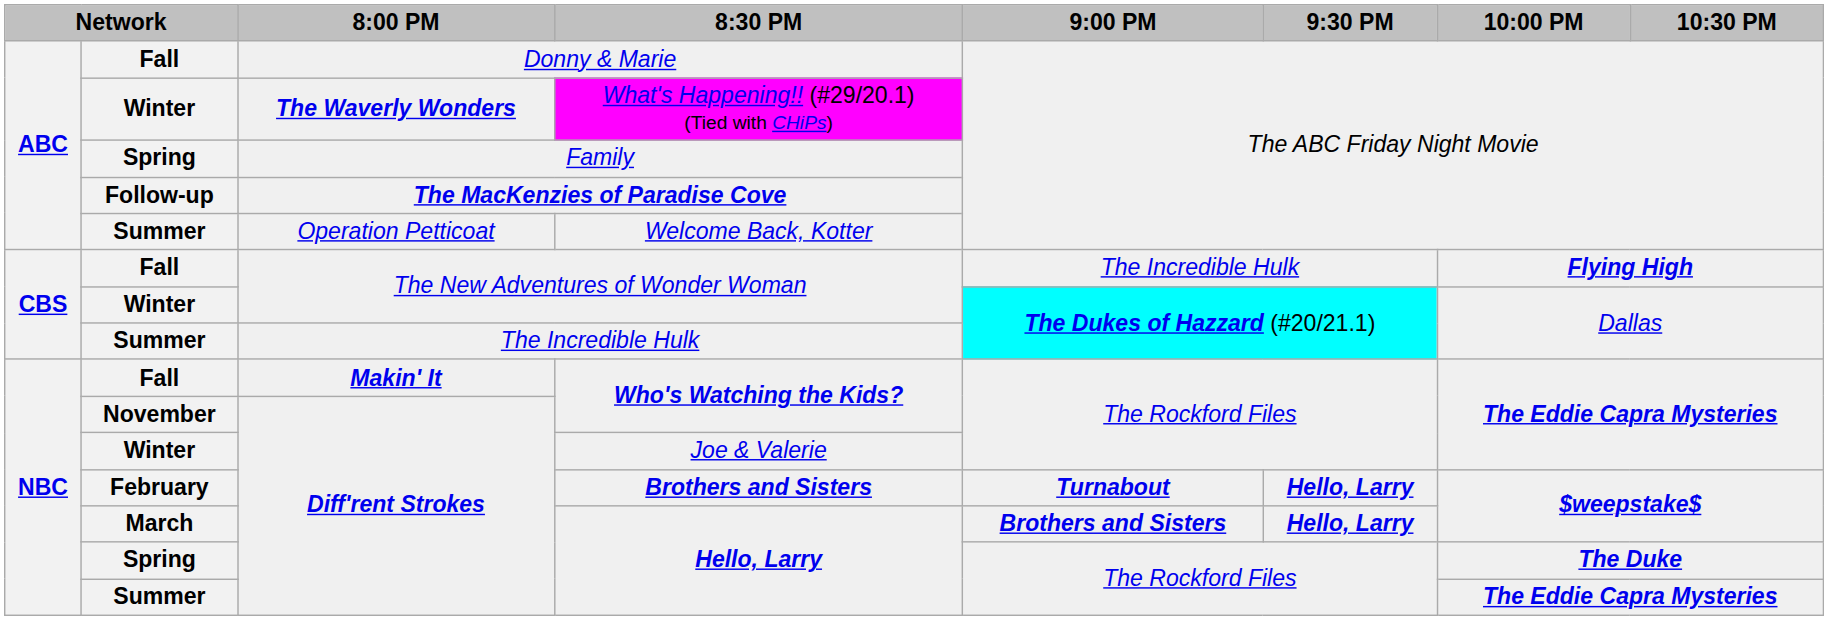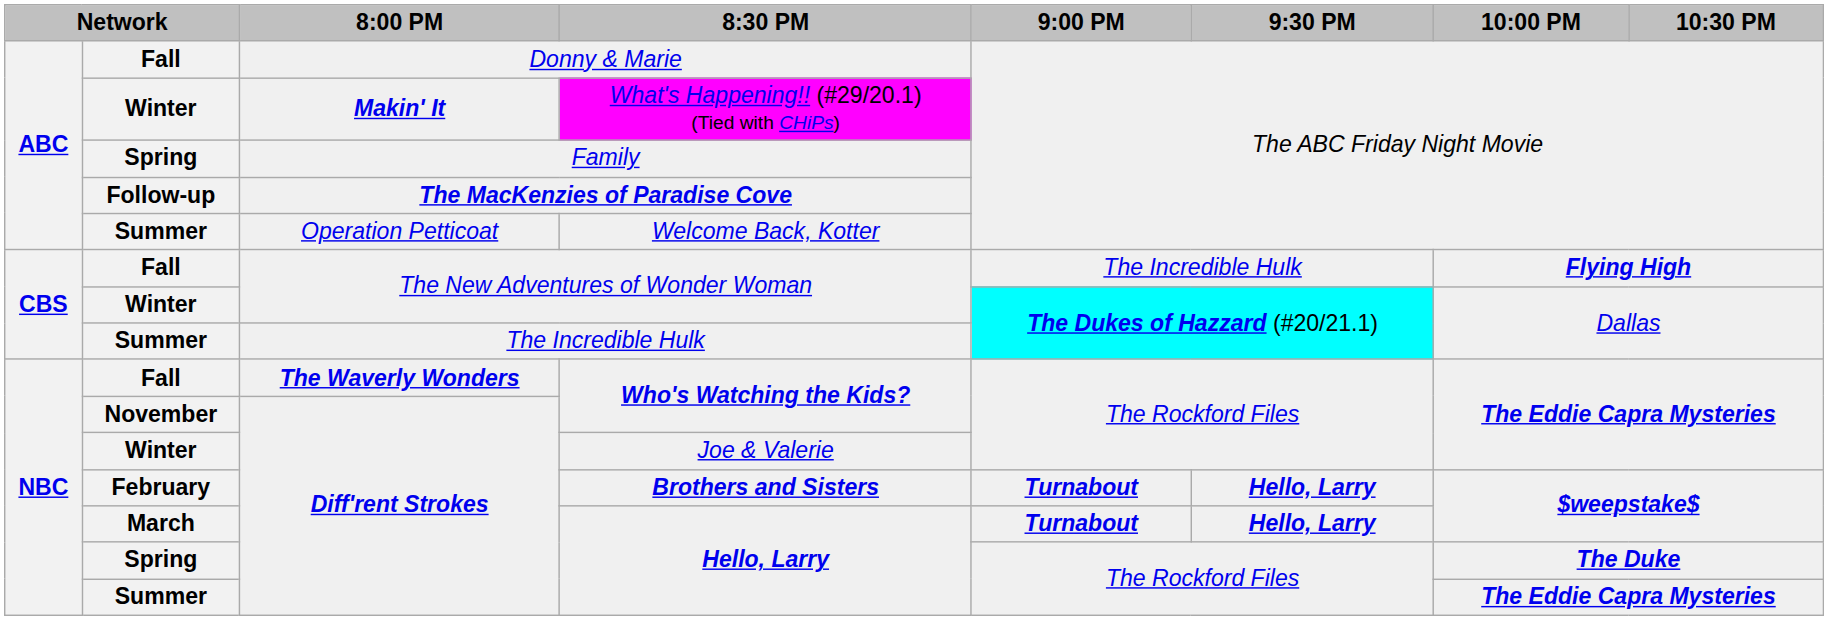(396, 108) The Waverly Wonders -> (400, 108) Makin' It
(396, 377) Makin' It -> (400, 377) The Waverly Wonders
(1113, 523) Brothers and Sisters -> (1081, 523) Turnabout
